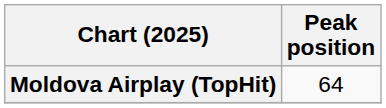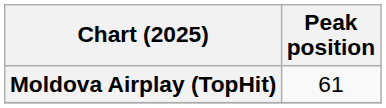(331, 84) 64 -> (331, 84) 61
